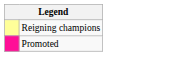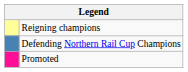+ row: (101, 43)
